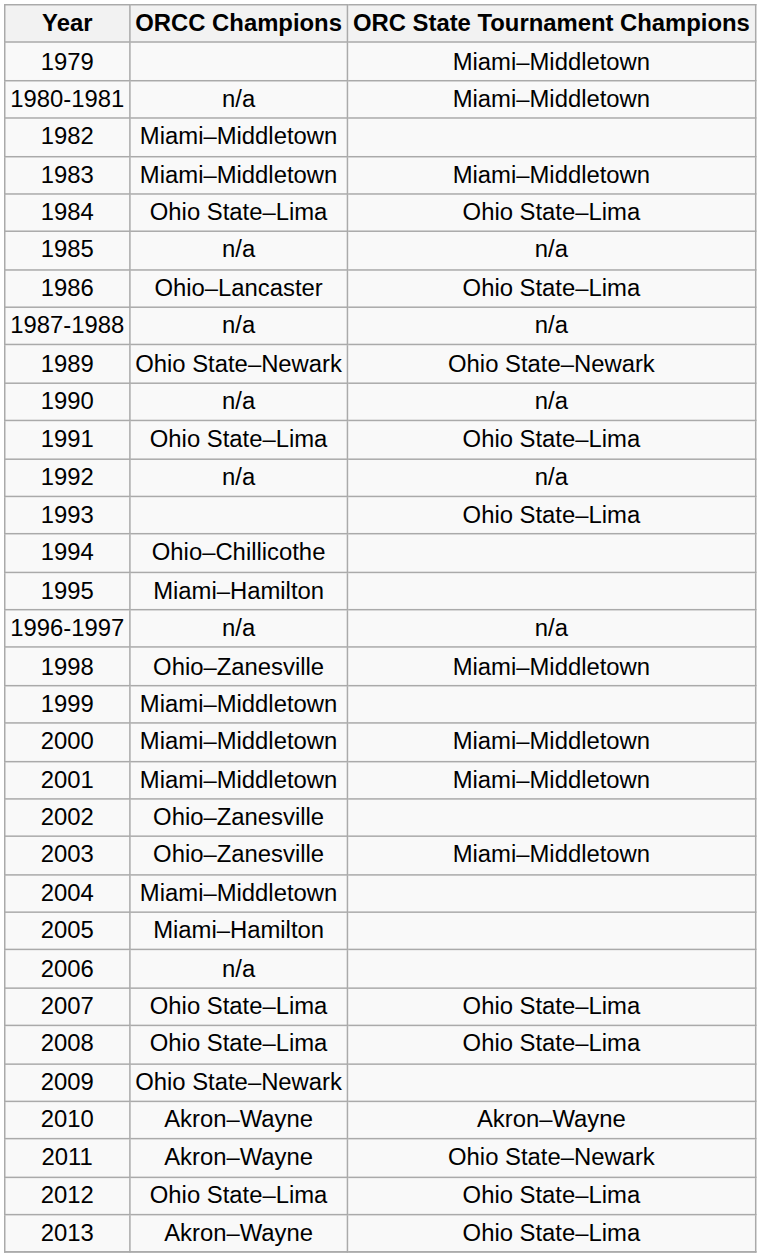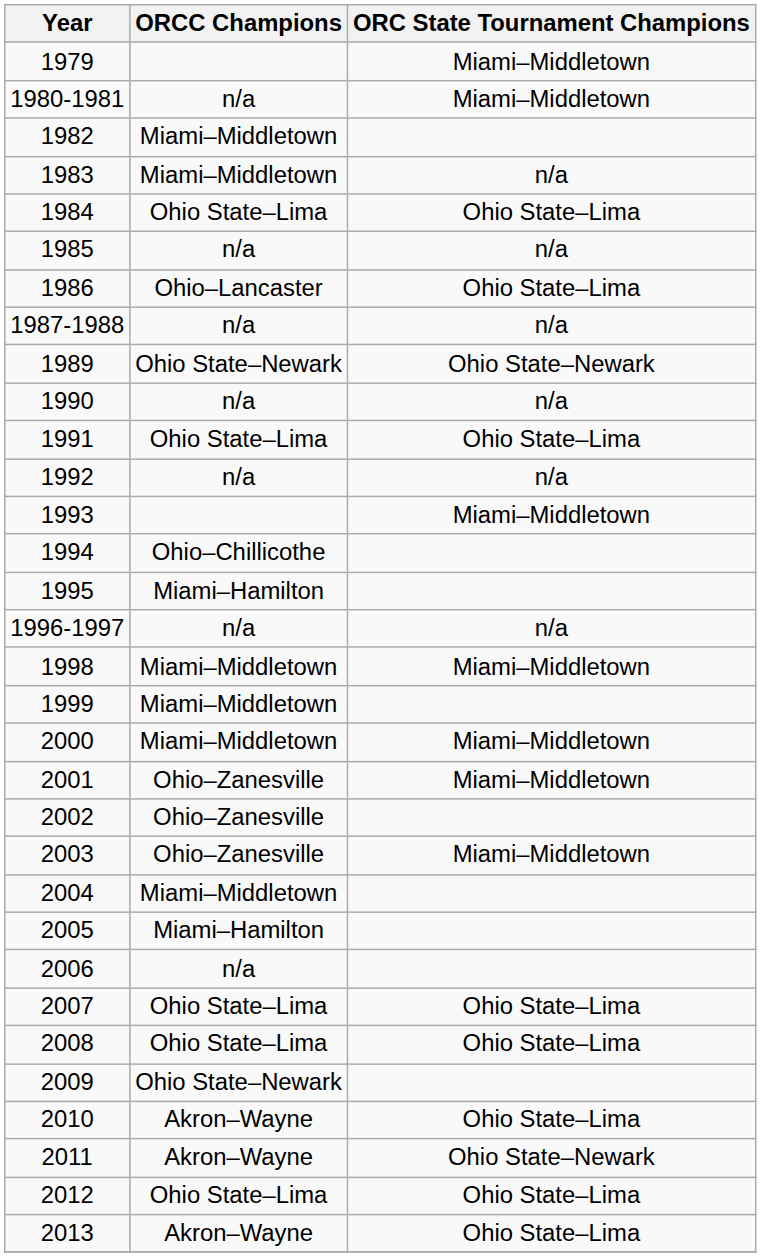(551, 174) Miami–Middletown -> (551, 174) n/a
(551, 514) Ohio State–Lima -> (551, 514) Miami–Middletown
(239, 666) Ohio–Zanesville -> (239, 666) Miami–Middletown
(239, 779) Miami–Middletown -> (239, 779) Ohio–Zanesville
(551, 1119) Akron–Wayne -> (551, 1119) Ohio State–Lima
